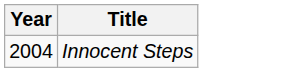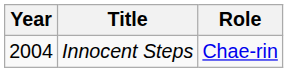+ column: (240, 20)
